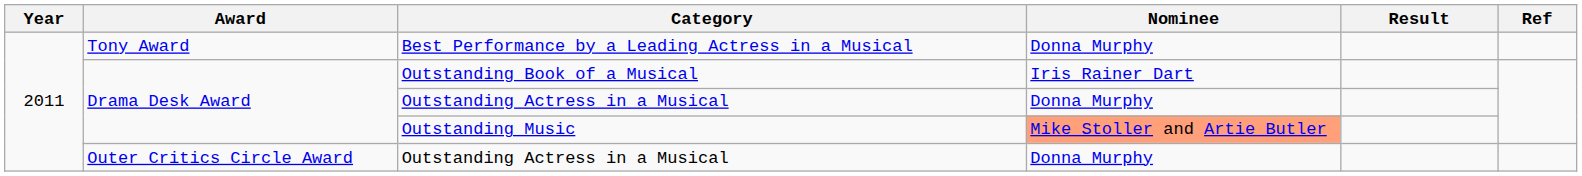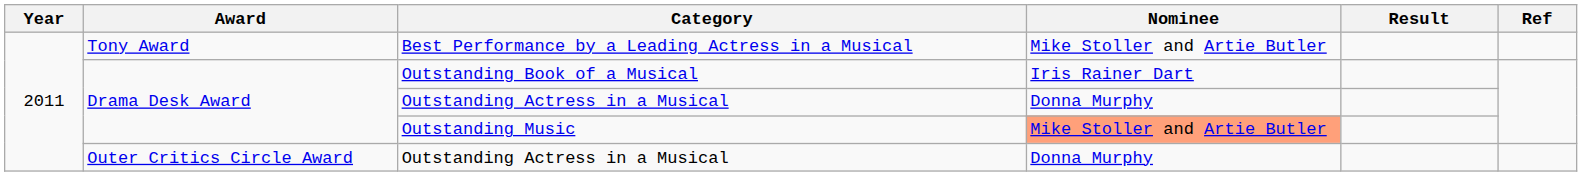(1092, 46) Donna Murphy -> (1179, 46) Mike Stoller and Artie Butler
